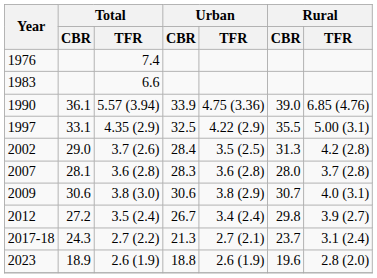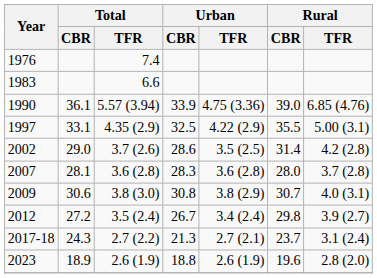(183, 149) 28.4 -> (183, 149) 28.6
(288, 149) 31.3 -> (288, 149) 31.4
(183, 194) 30.6 -> (183, 194) 30.8
